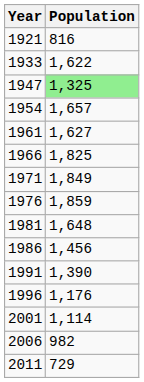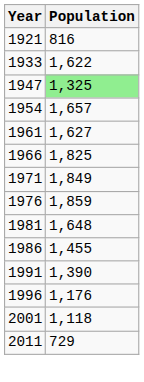(71, 249) 1,456 -> (71, 249) 1,455
(71, 319) 1,114 -> (71, 319) 1,118
- row: (25, 342)
